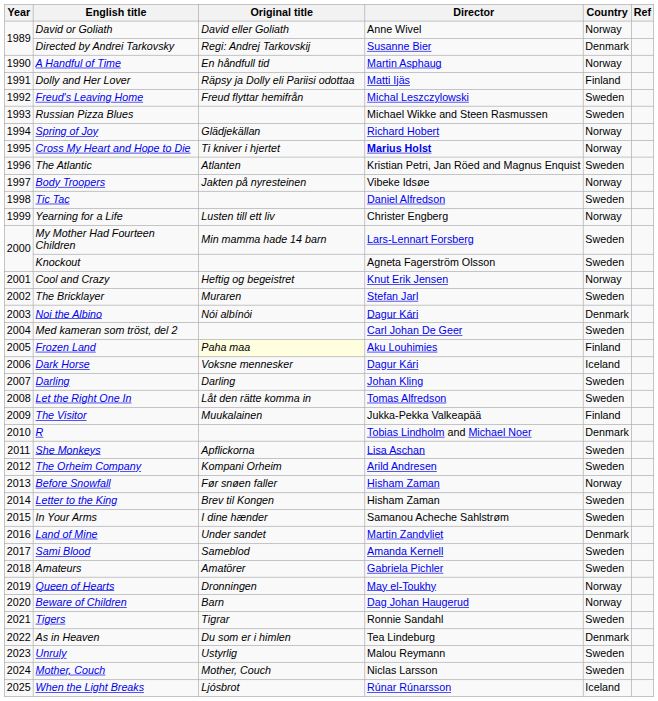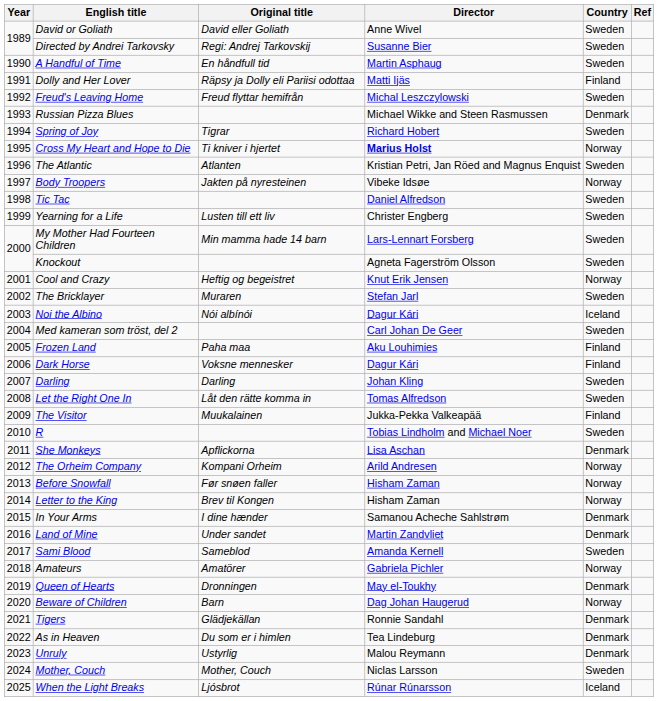(604, 30) Norway -> (605, 30) Sweden
(607, 47) Denmark -> (605, 47) Sweden
(604, 64) Norway -> (605, 64) Sweden
(605, 115) Sweden -> (607, 115) Denmark
(231, 132) Glädjekällan -> (215, 132) Tigrar
(604, 132) Norway -> (605, 132) Sweden
(604, 217) Norway -> (605, 217) Sweden
(607, 314) Denmark -> (603, 314) Iceland
(226, 348) lightyellow background -> (226, 348) no background
(603, 365) Iceland -> (603, 365) Finland
(607, 433) Denmark -> (605, 433) Sweden
(605, 450) Sweden -> (607, 450) Denmark
(605, 467) Sweden -> (604, 467) Norway
(605, 501) Sweden -> (604, 501) Norway
(605, 518) Sweden -> (607, 518) Denmark
(605, 569) Sweden -> (604, 569) Norway
(604, 586) Norway -> (607, 586) Denmark
(215, 620) Tigrar -> (231, 620) Glädjekällan
(605, 620) Sweden -> (607, 620) Denmark
(605, 654) Sweden -> (607, 654) Denmark
